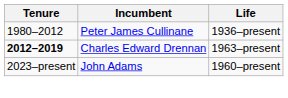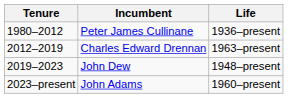(35, 48) bold -> (35, 48) normal
+ row: (106, 66)
